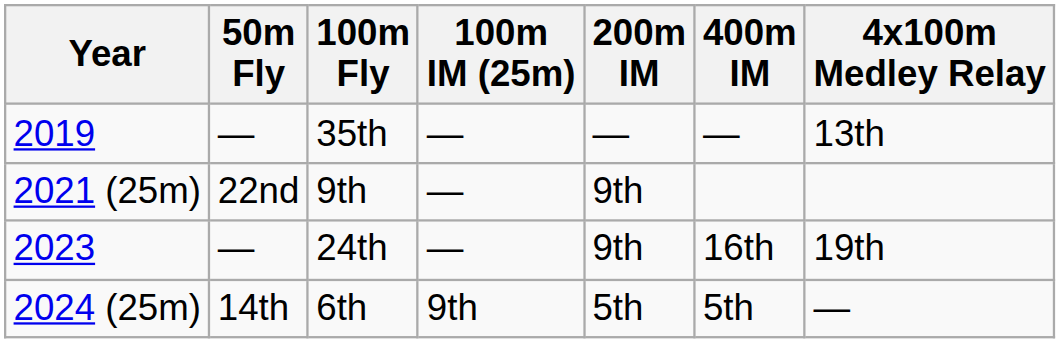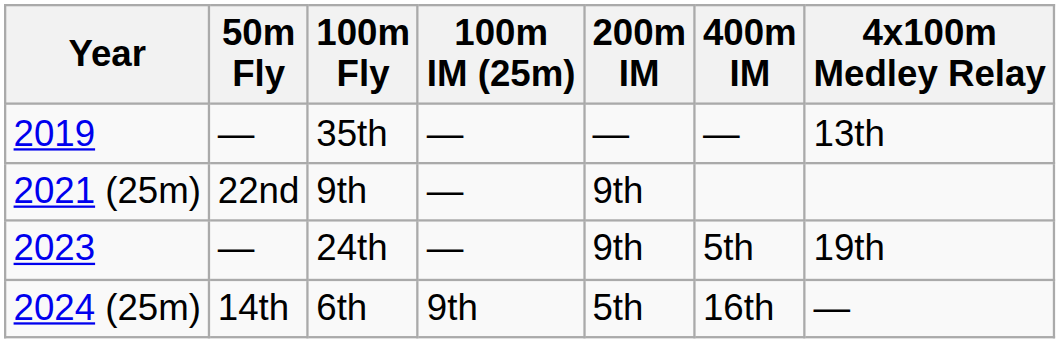(739, 249) 16th -> (728, 249) 5th
(728, 307) 5th -> (739, 307) 16th
